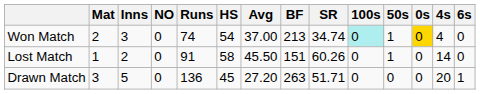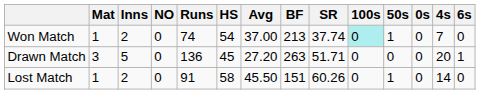(96, 36) 2 -> (96, 36) 1
(125, 36) 3 -> (125, 36) 2
(328, 36) 34.74 -> (328, 36) 37.74
(419, 36) gold background -> (419, 36) no background
(440, 36) 4 -> (440, 36) 7
rows swapped: (40, 57) <-> (47, 78)
